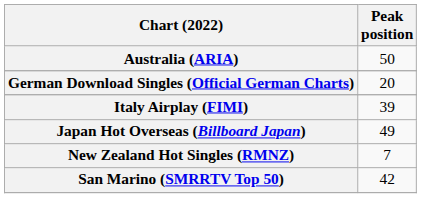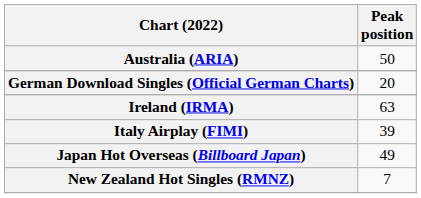+ row: (181, 107)
- row: (181, 180)
